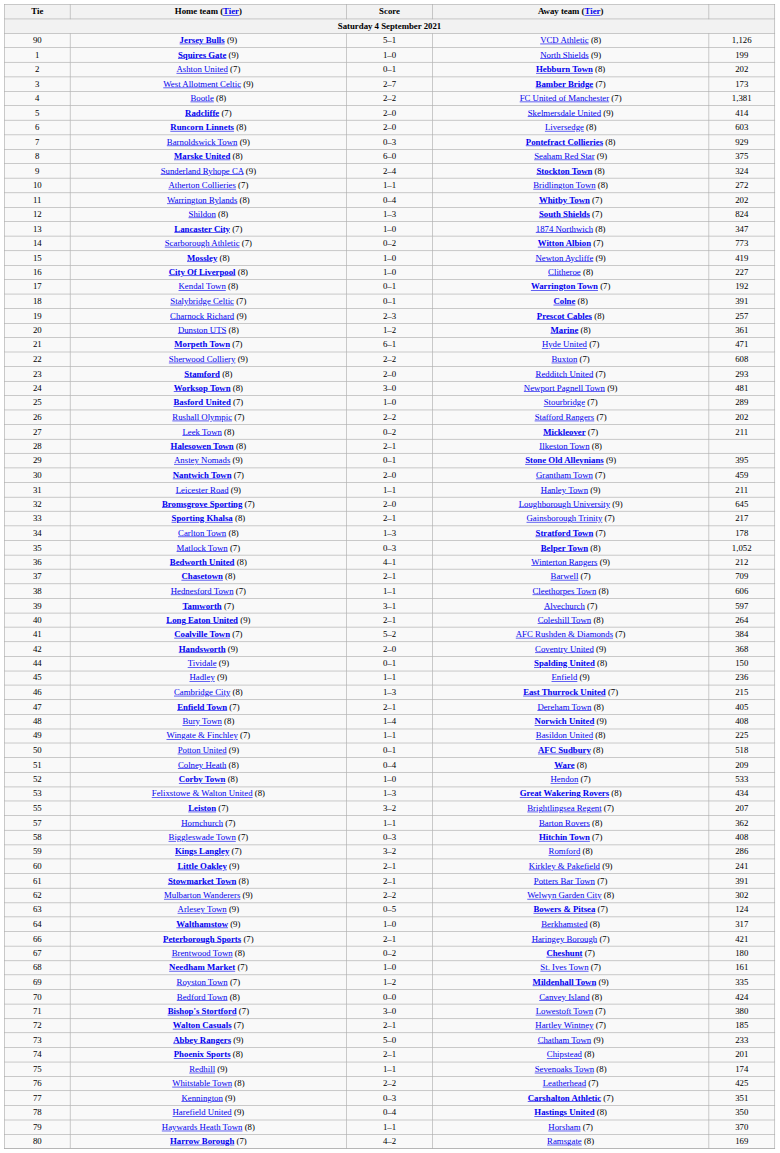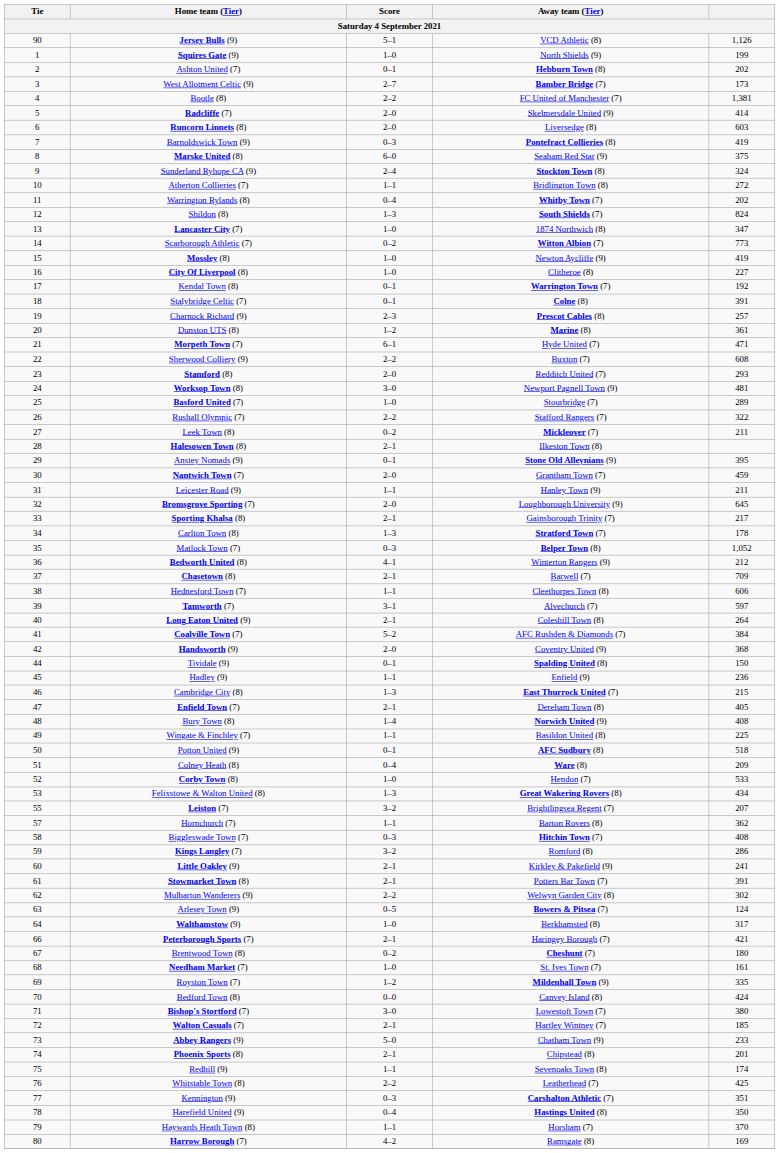(742, 142) 929 -> (742, 142) 419
(742, 417) 202 -> (742, 417) 322
